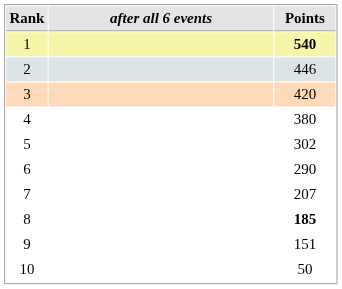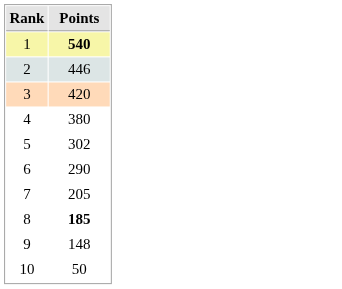- column: (161, 18)
(305, 194) 207 -> (79, 194) 205
(305, 244) 151 -> (79, 244) 148
